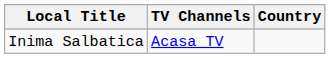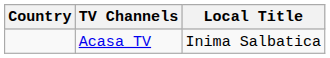columns swapped: (290, 17) <-> (76, 17)
